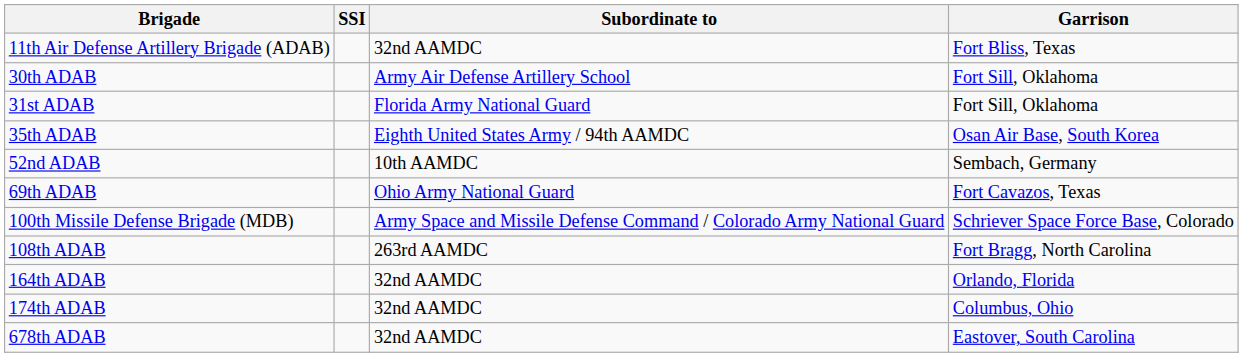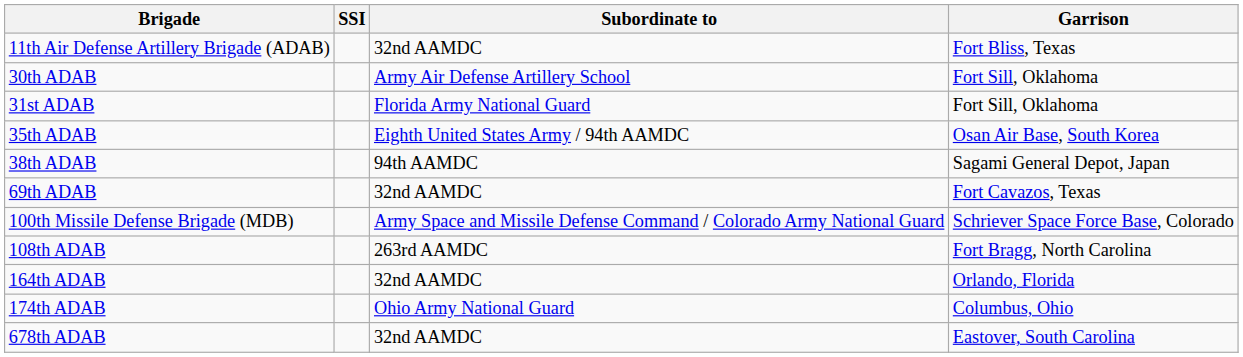+ row: (53, 163)
- row: (55, 163)
(474, 192) Ohio Army National Guard -> (428, 192) 32nd AAMDC
(428, 308) 32nd AAMDC -> (474, 308) Ohio Army National Guard
